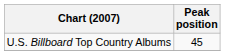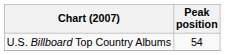(197, 42) 45 -> (197, 42) 54
